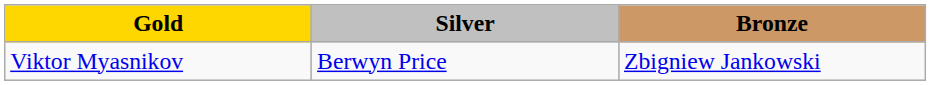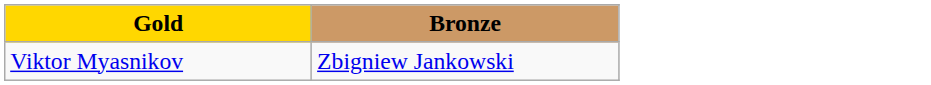- column: (465, 23)
